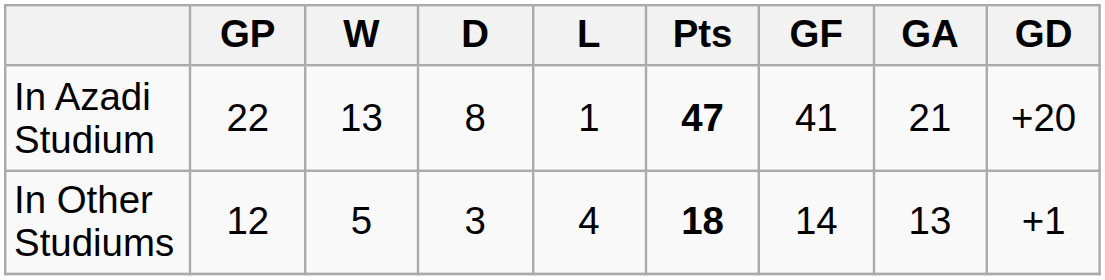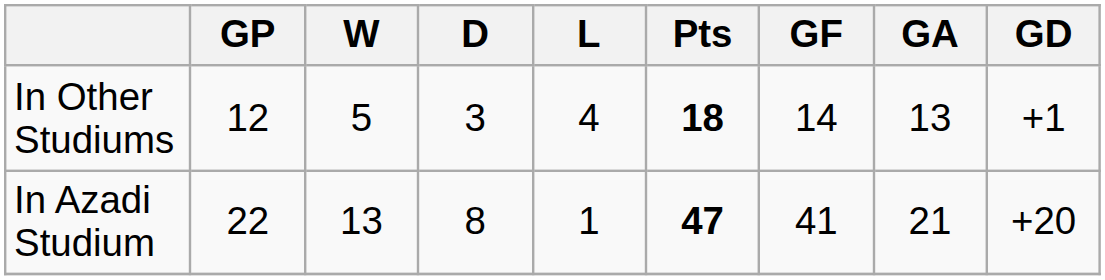rows swapped: (84, 117) <-> (94, 221)
